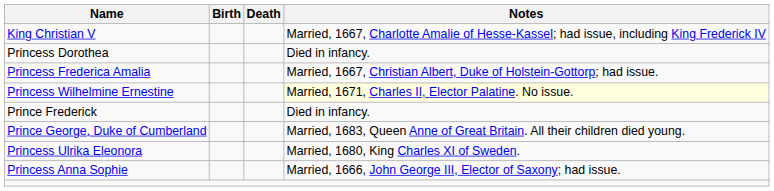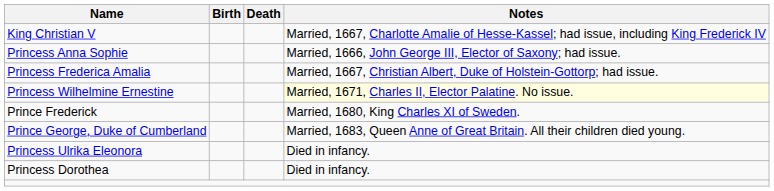rows swapped: (67, 170) <-> (58, 53)
(328, 111) Died in infancy. -> (403, 111) Married, 1680, King Charles XI of Sweden.
(403, 151) Married, 1680, King Charles XI of Sweden. -> (328, 151) Died in infancy.
